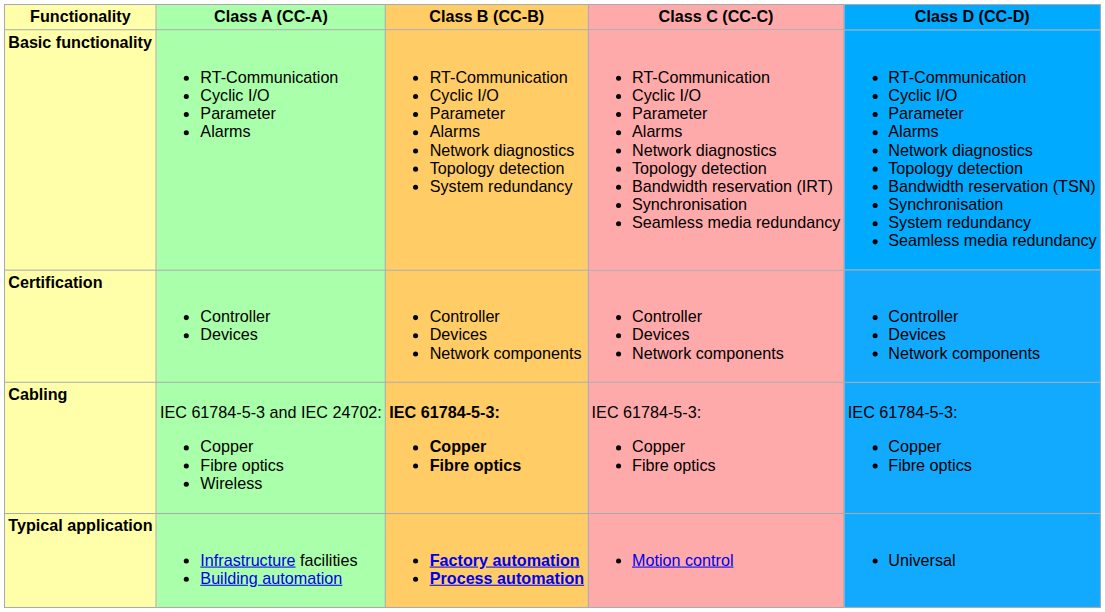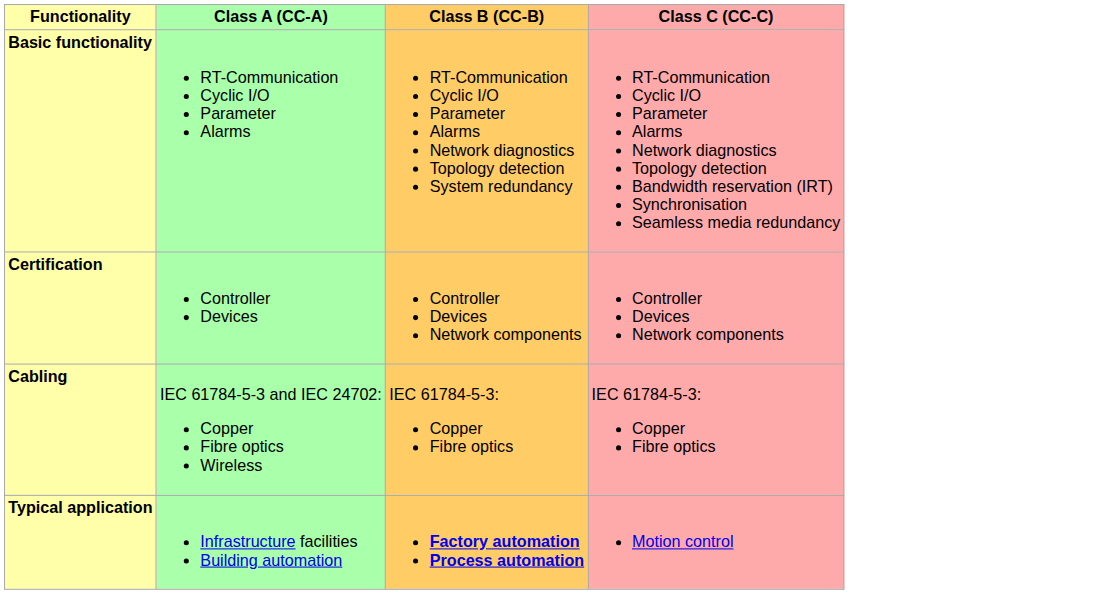- column: (972, 17)
(487, 440) bold -> (487, 421) normal
